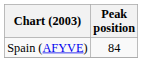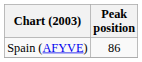(114, 47) 84 -> (114, 47) 86
